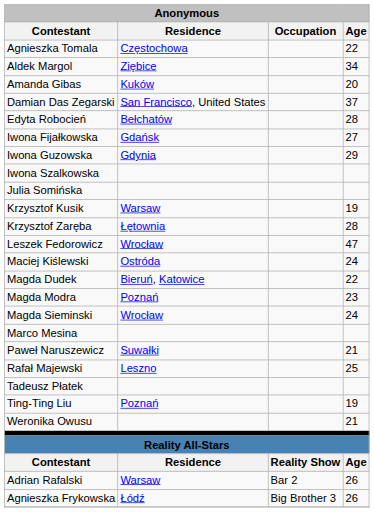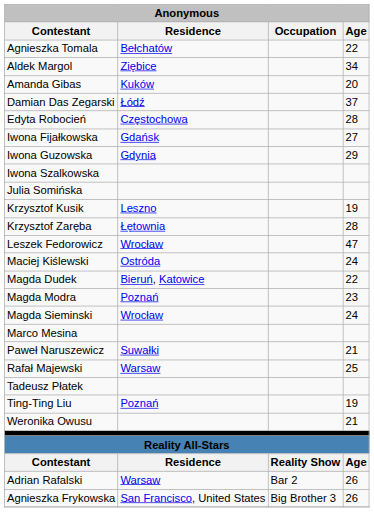(154, 48) Częstochowa -> (146, 48) Bełchatów
(193, 102) San Francisco, United States -> (133, 102) Łódź
(146, 119) Bełchatów -> (154, 119) Częstochowa
(140, 208) Warsaw -> (138, 208) Leszno
(138, 368) Leszno -> (140, 368) Warsaw
(133, 498) Łódź -> (193, 498) San Francisco, United States
